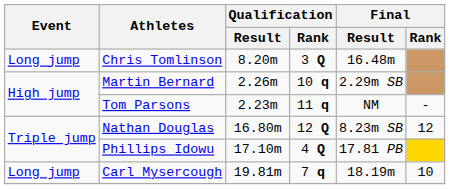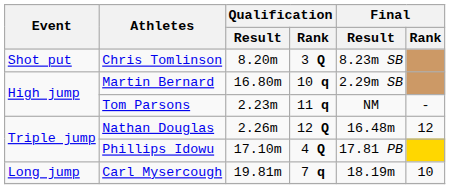(44, 60) Long jump -> (40, 60) Shot put
(371, 60) 16.48m -> (371, 60) 8.23m SB
(258, 83) 2.26m -> (258, 83) 16.80m
(258, 128) 16.80m -> (258, 128) 2.26m
(371, 128) 8.23m SB -> (371, 128) 16.48m
